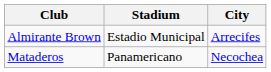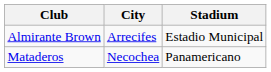columns swapped: (237, 15) <-> (156, 15)
